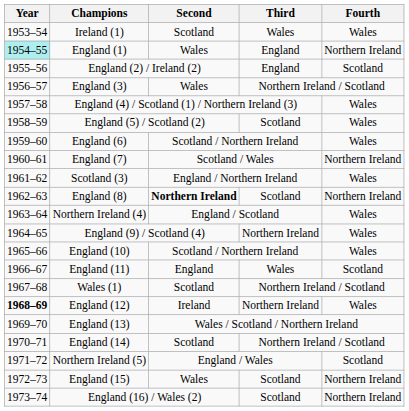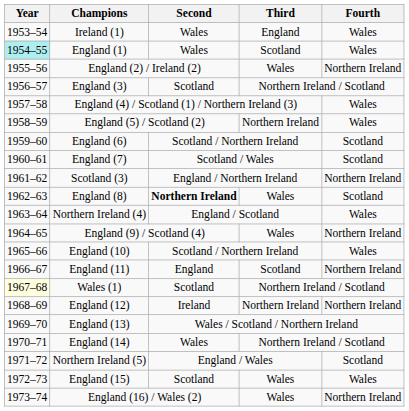(194, 31) Scotland -> (194, 31) Wales
(280, 31) Wales -> (280, 31) England
(280, 50) England -> (280, 50) Scotland
(363, 50) Northern Ireland -> (363, 50) Wales
(280, 68) England -> (280, 68) Wales
(363, 68) Scotland -> (363, 68) Northern Ireland
(194, 86) Wales -> (194, 86) Scotland
(280, 123) Scotland -> (280, 123) Northern Ireland
(363, 141) Wales -> (363, 141) Scotland
(363, 159) Northern Ireland -> (363, 159) Scotland
(363, 178) Wales -> (363, 178) Northern Ireland
(280, 196) Scotland -> (280, 196) Wales
(363, 196) Northern Ireland -> (363, 196) Scotland
(280, 232) Northern Ireland -> (280, 232) Wales
(363, 232) Wales -> (363, 232) Northern Ireland
(280, 269) Wales -> (280, 269) Scotland
(363, 269) Scotland -> (363, 269) Northern Ireland
(27, 287) no background -> (27, 287) lightyellow background
(27, 305) bold -> (27, 305) normal
(363, 305) Wales -> (363, 305) Northern Ireland
(194, 342) Scotland -> (194, 342) Wales
(194, 379) Wales -> (194, 379) Scotland
(280, 379) Scotland -> (280, 379) Wales
(363, 379) Northern Ireland -> (363, 379) Wales
(280, 397) Scotland -> (280, 397) Wales
